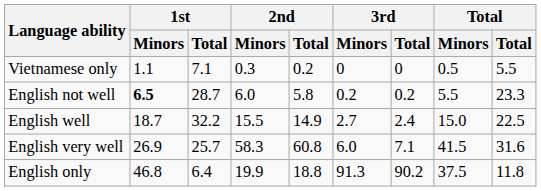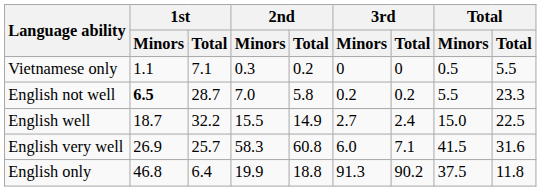(245, 95) 6.0 -> (245, 95) 7.0
